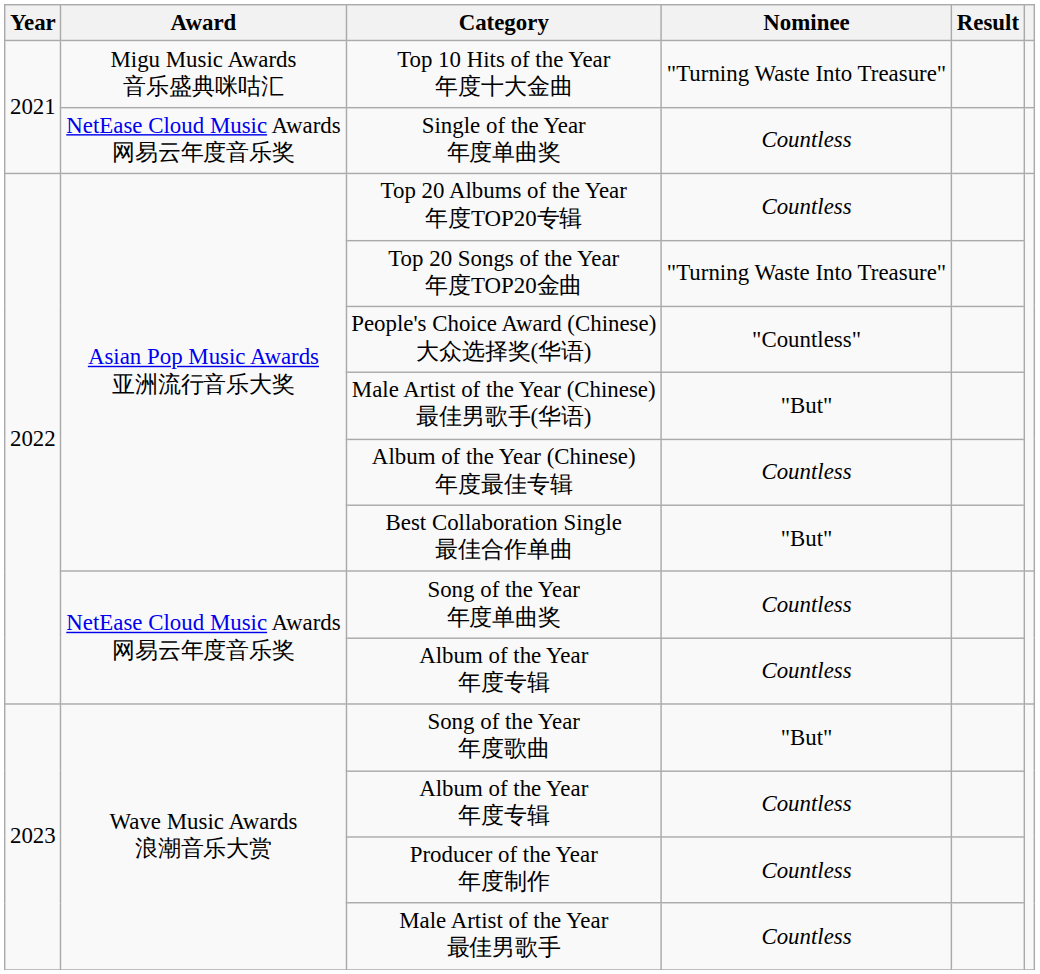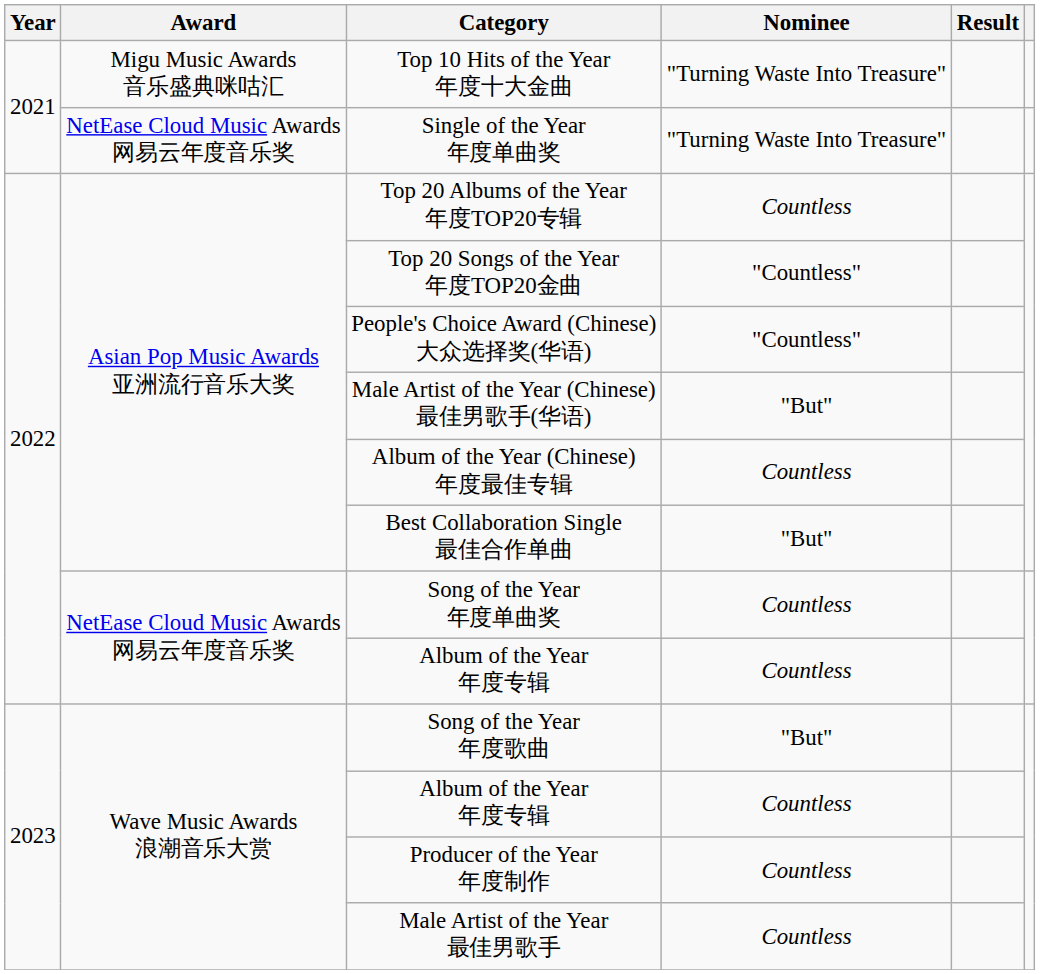(807, 140) Countless -> (807, 140) "Turning Waste Into Treasure"
(807, 272) "Turning Waste Into Treasure" -> (807, 272) "Countless"
